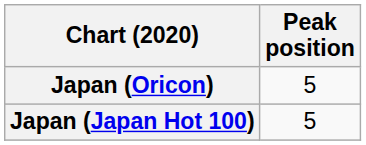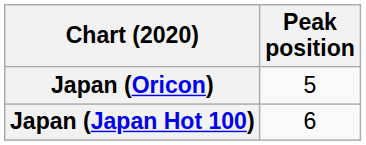(310, 121) 5 -> (310, 121) 6
